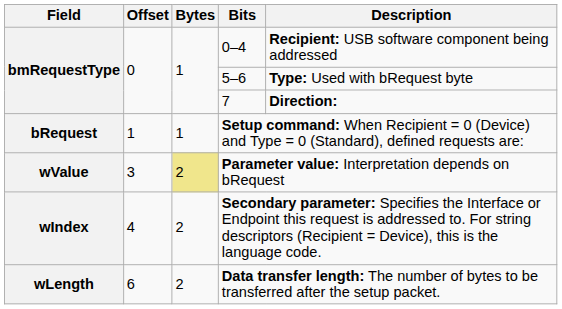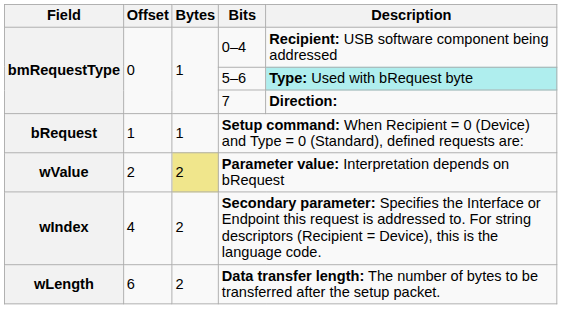(371, 78) no background -> (371, 78) paleturquoise background
(131, 172) 3 -> (131, 172) 2
